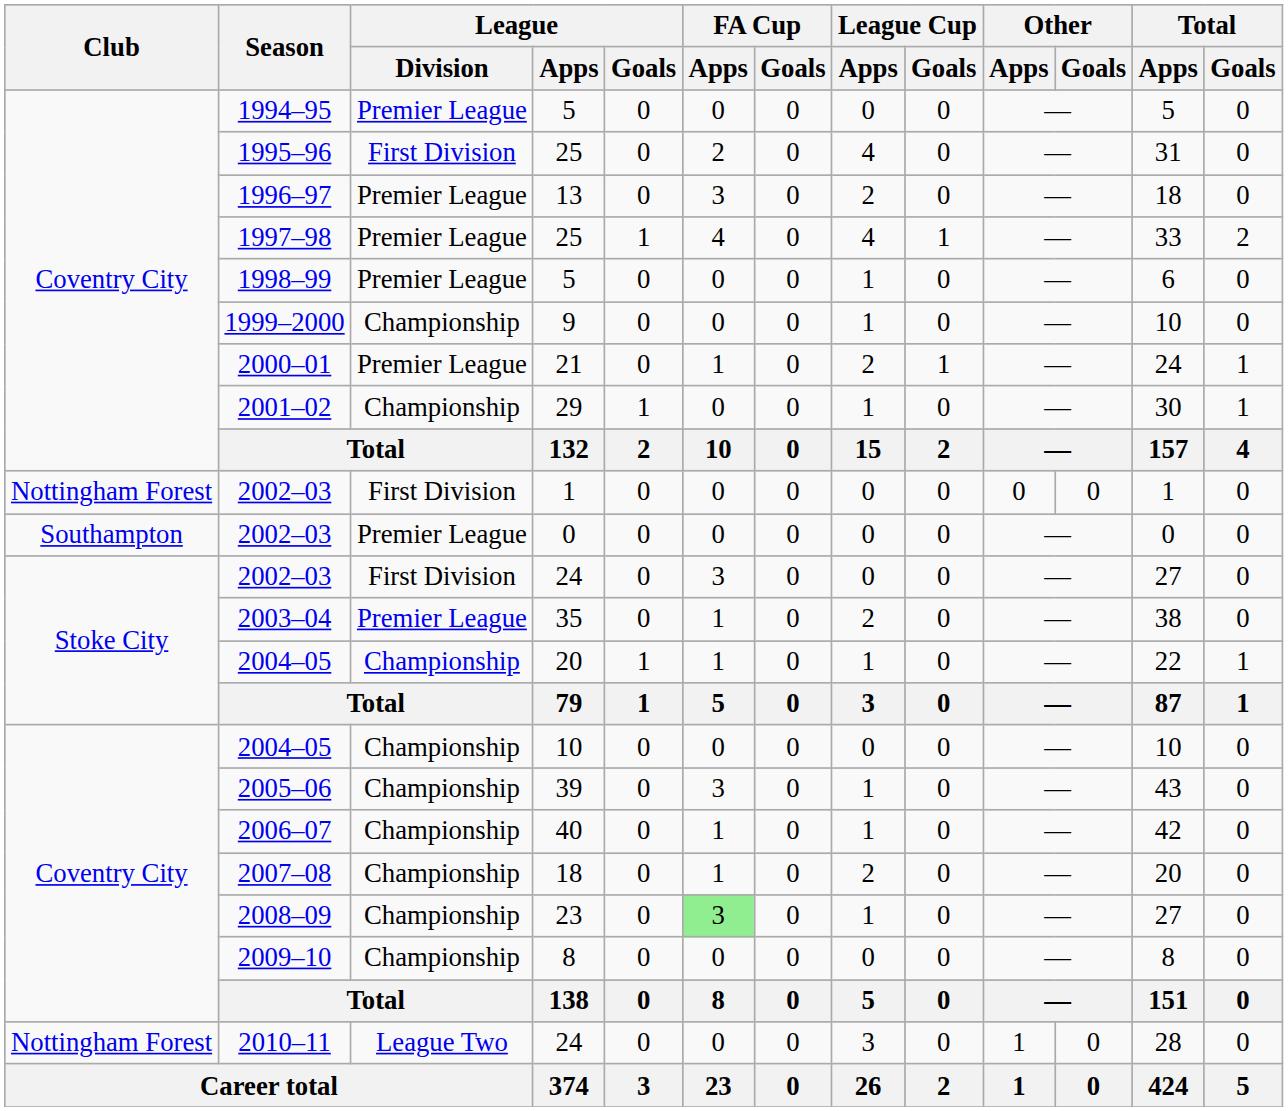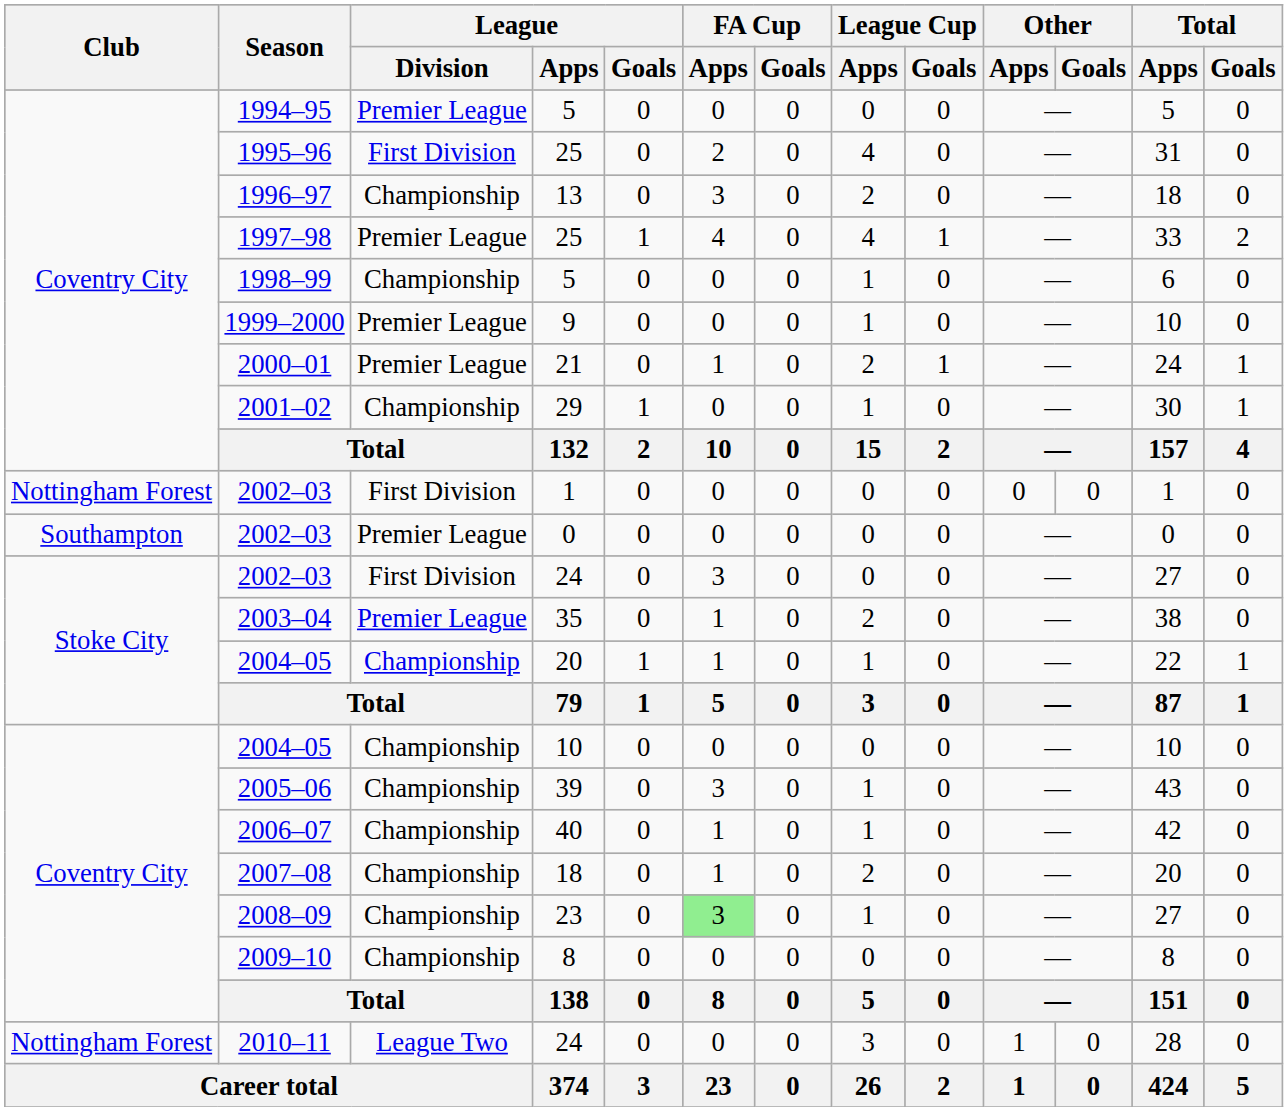(442, 195) Premier League -> (442, 195) Championship
(442, 279) Premier League -> (442, 279) Championship
(442, 322) Championship -> (442, 322) Premier League
